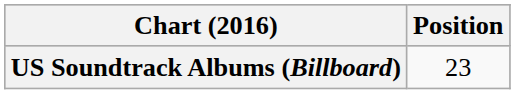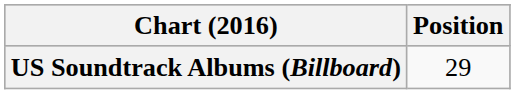(458, 66) 23 -> (458, 66) 29
